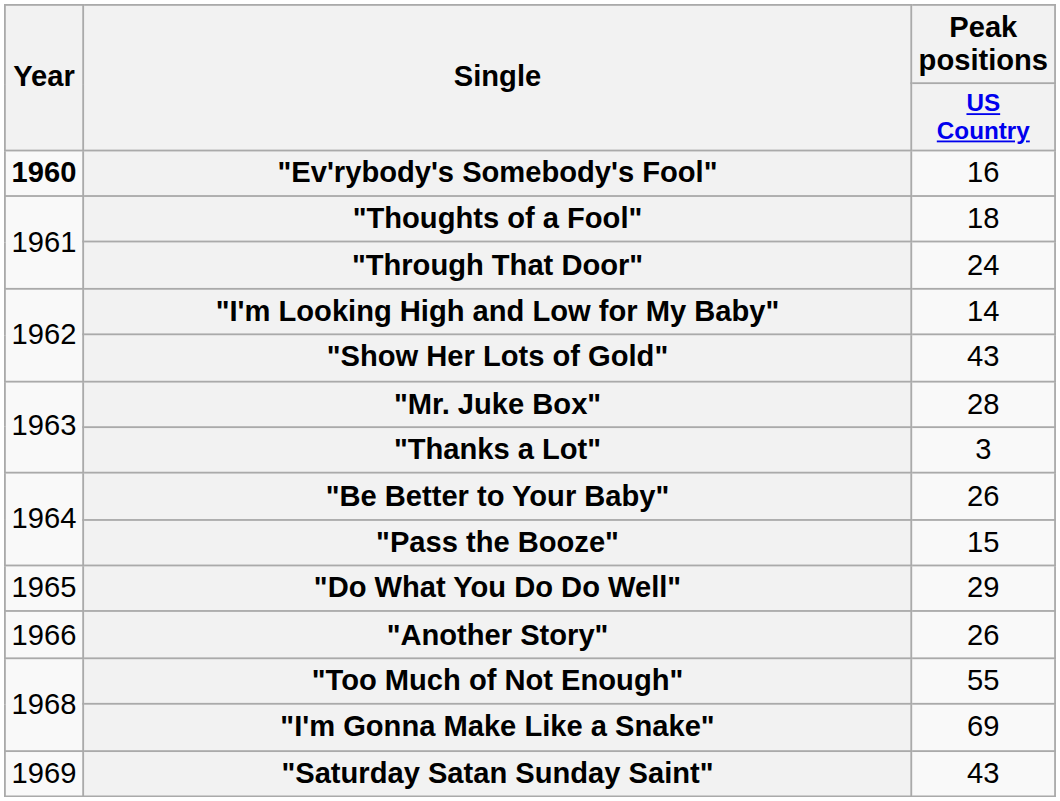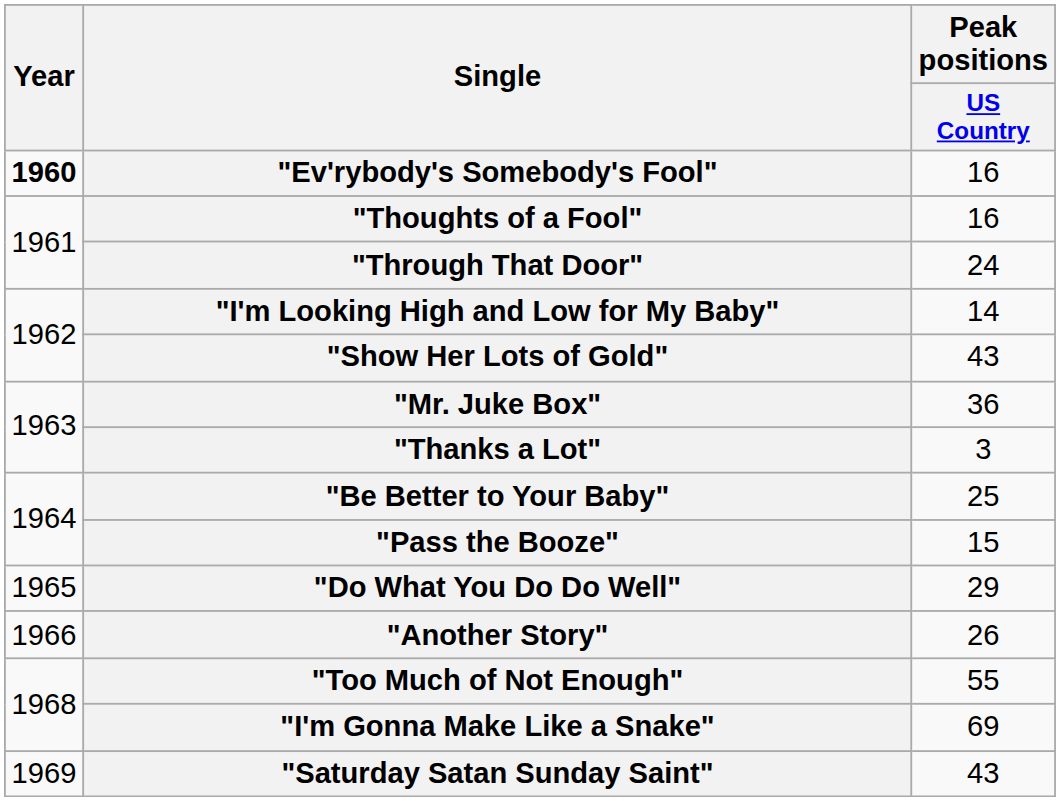(983, 218) 18 -> (983, 218) 16
(983, 403) 28 -> (983, 403) 36
(983, 495) 26 -> (983, 495) 25
